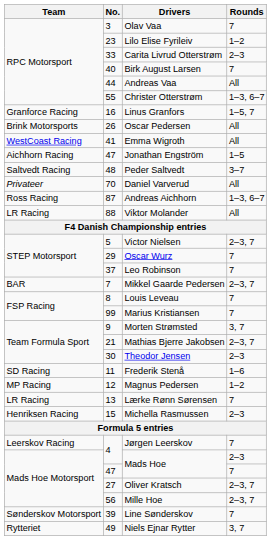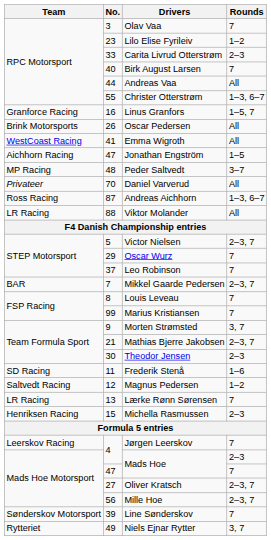(38, 169) Saltvedt Racing -> (29, 169) MP Racing
(29, 385) MP Racing -> (38, 385) Saltvedt Racing
